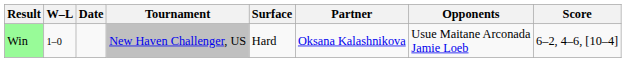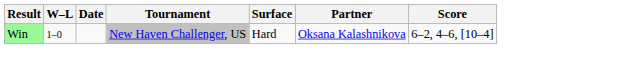- column: (471, 14)
